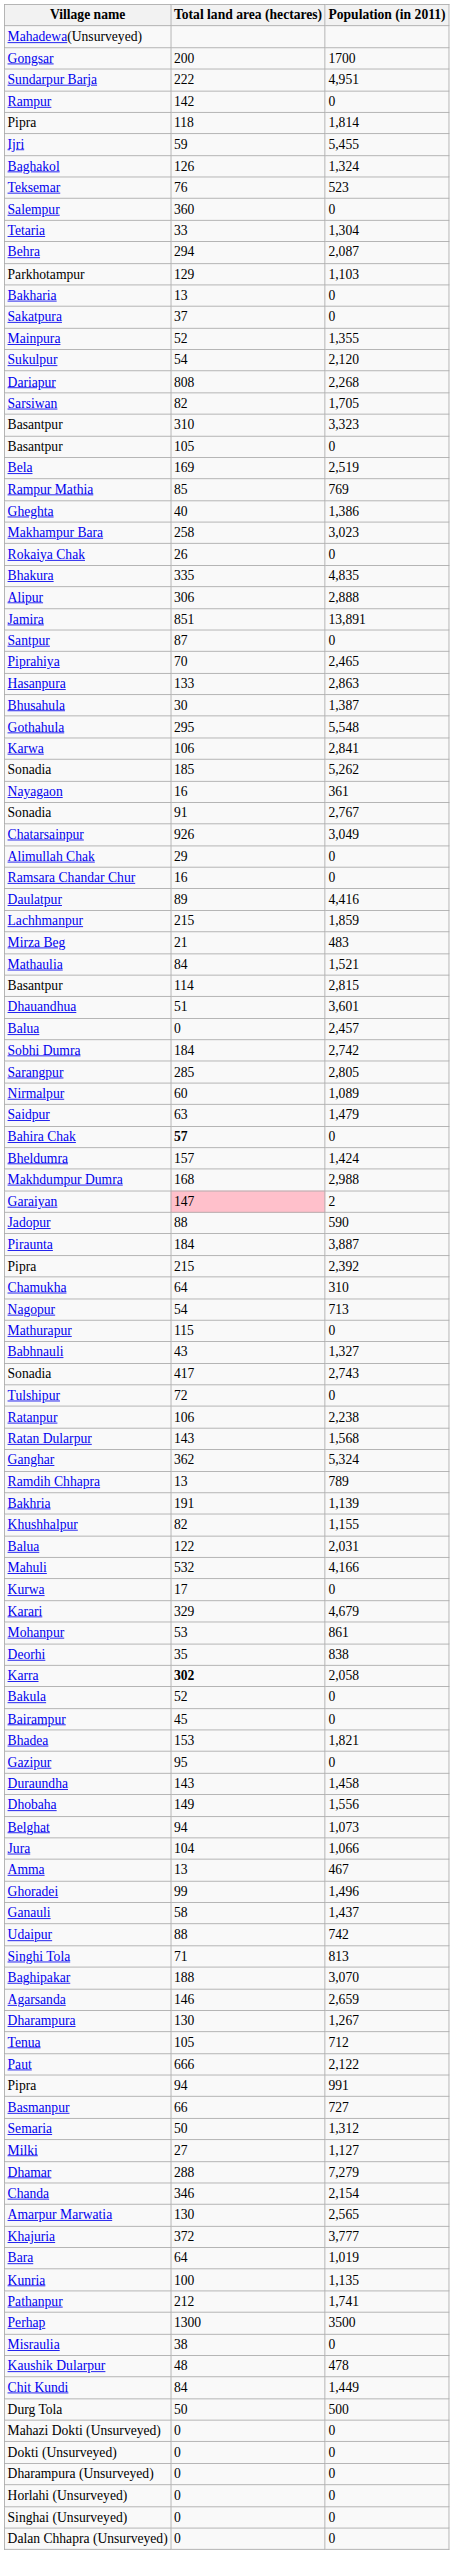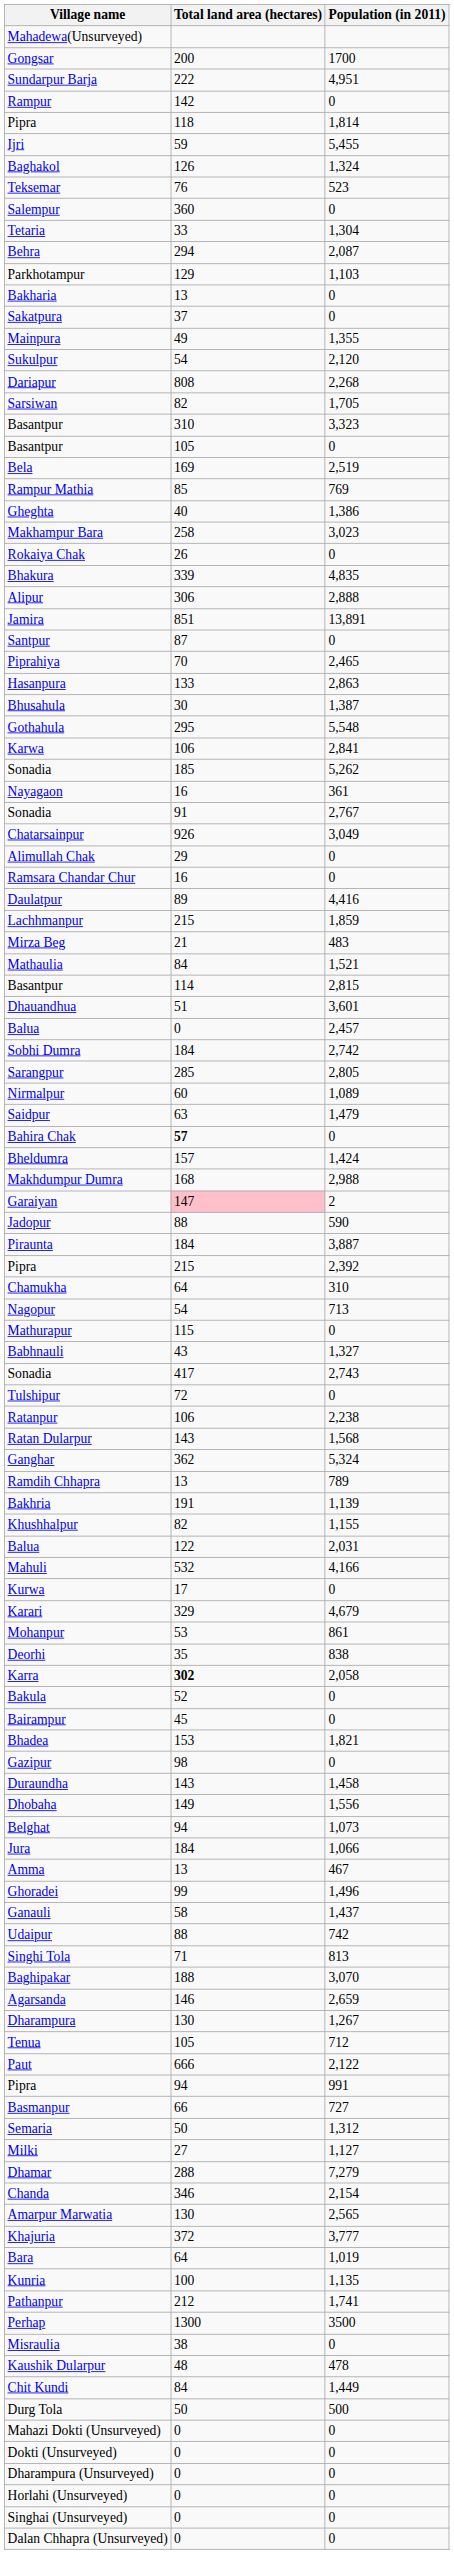(181, 338) 52 -> (181, 338) 49
(184, 576) 335 -> (184, 576) 339
(181, 1762) 95 -> (181, 1762) 98
(184, 1848) 104 -> (184, 1848) 184
